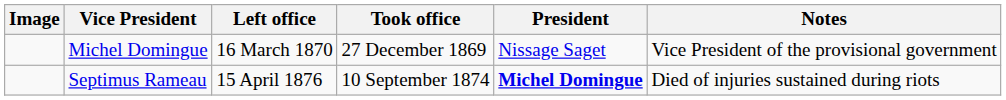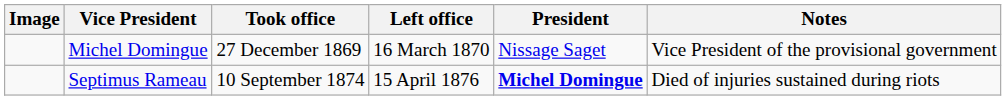columns swapped: (416, 19) <-> (275, 19)
